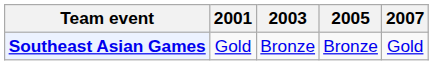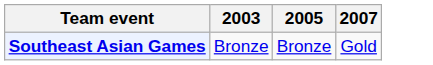- column: (233, 19)
